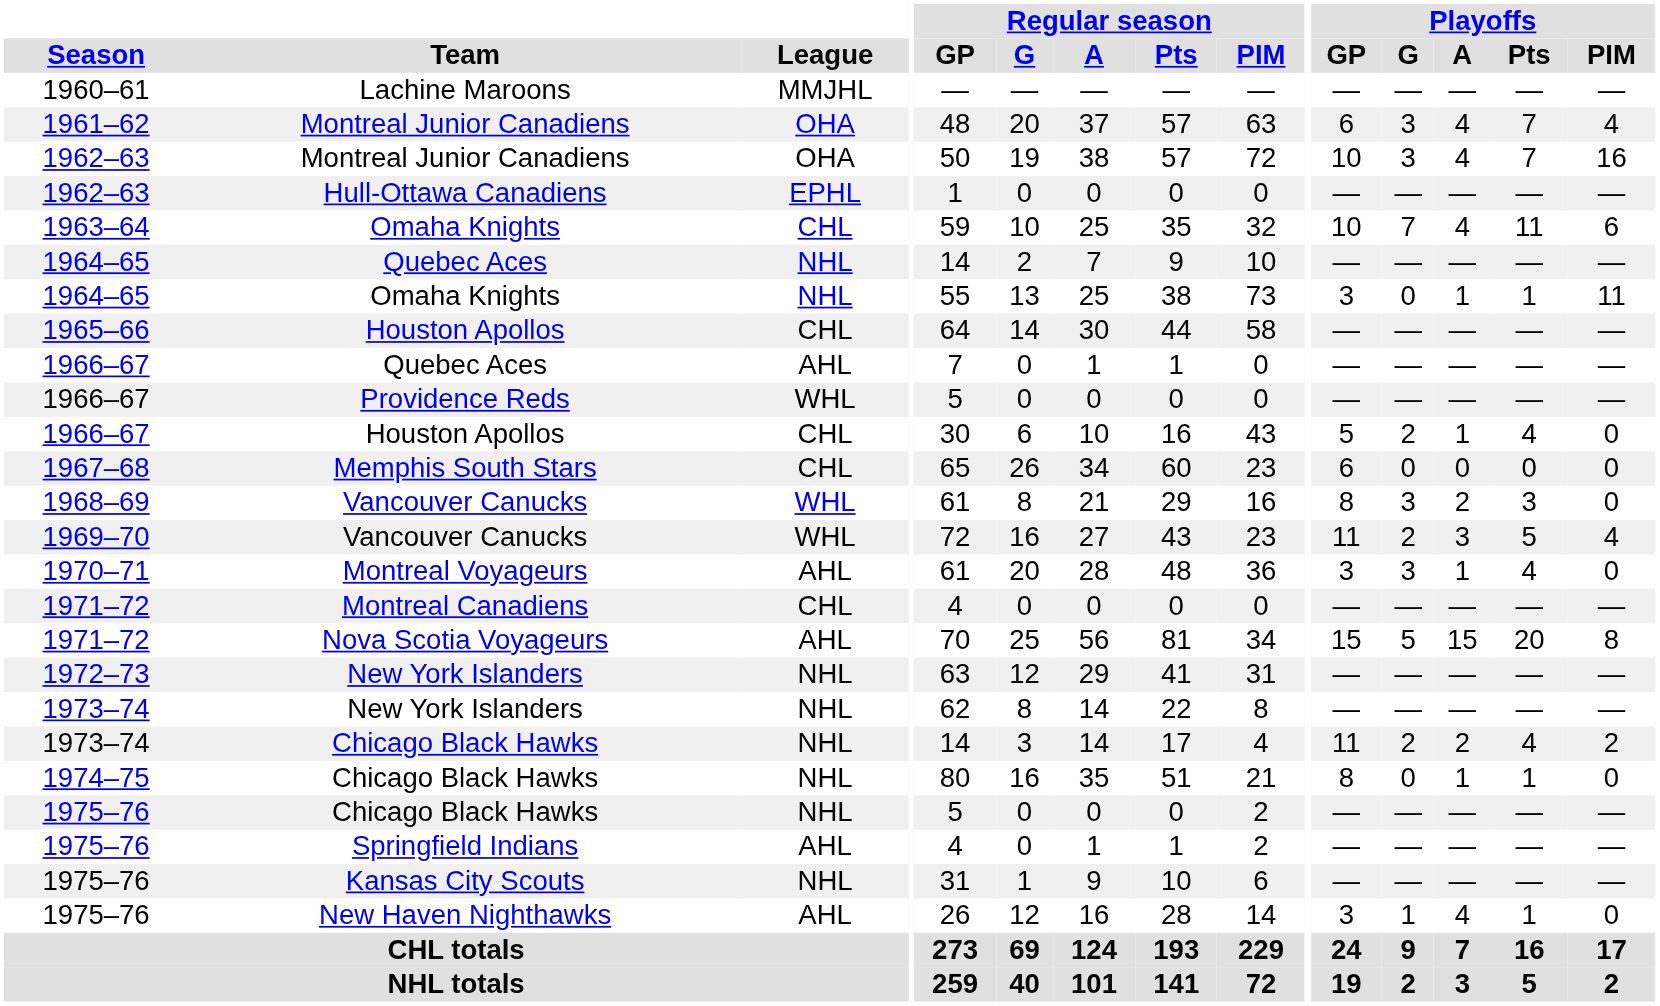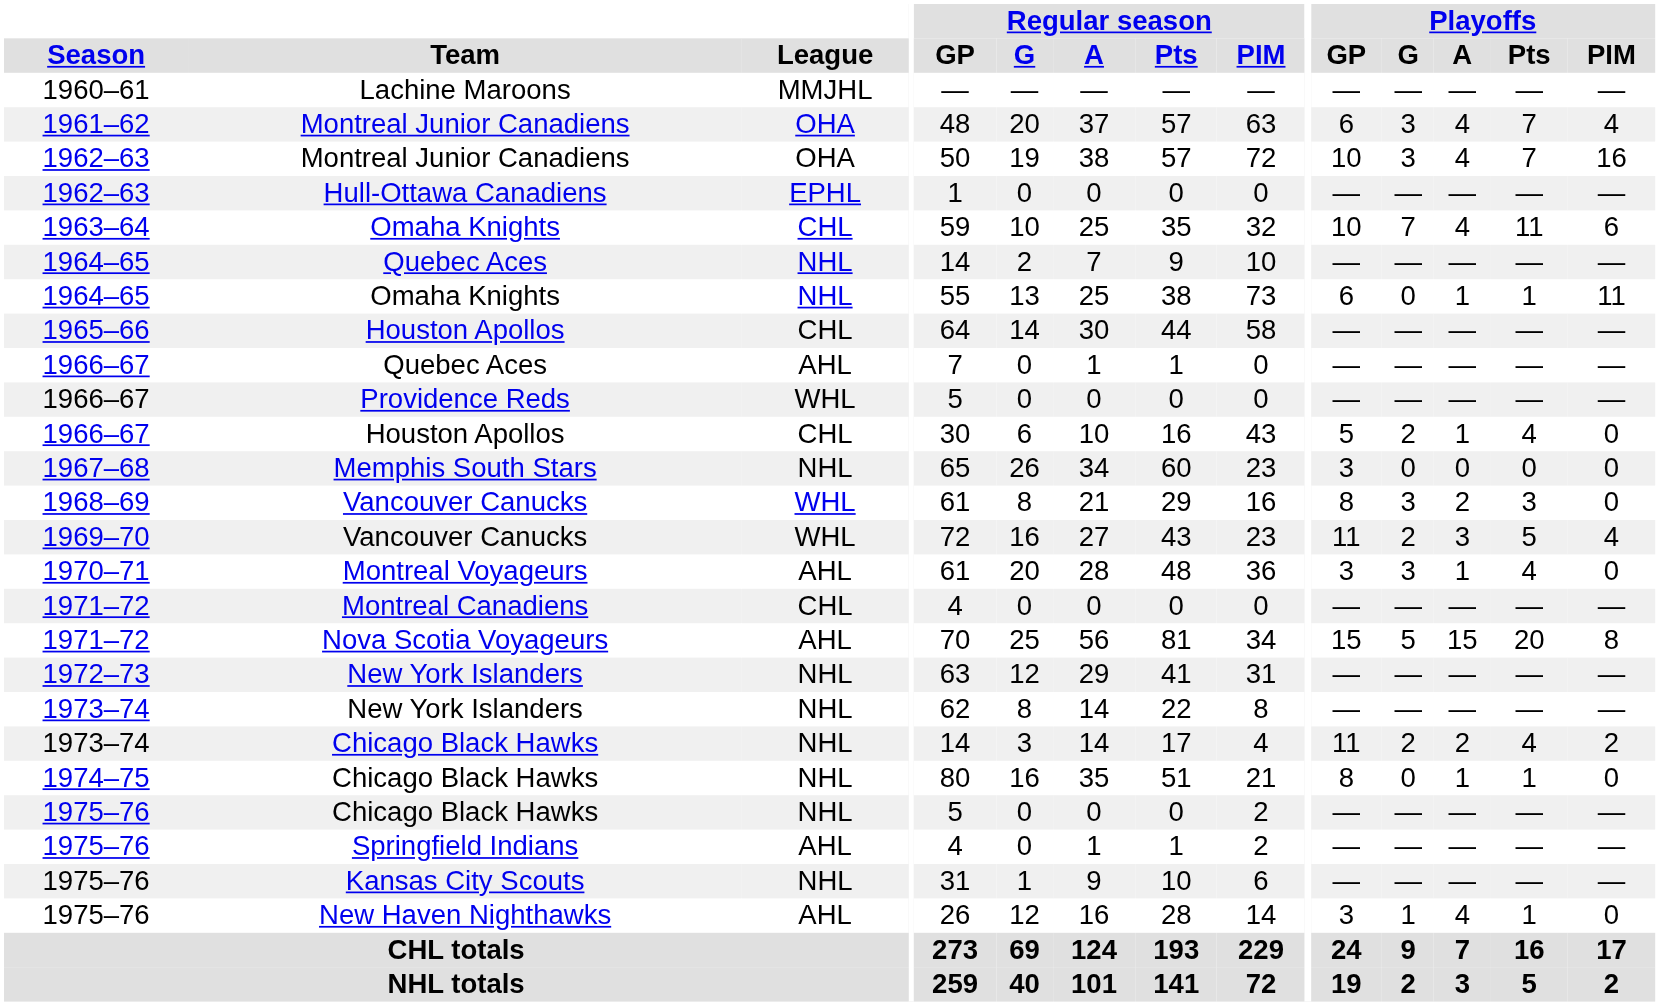(1346, 296) 3 -> (1346, 296) 6
(825, 468) CHL -> (825, 468) NHL
(1346, 468) 6 -> (1346, 468) 3
